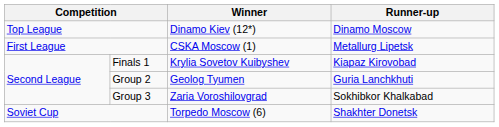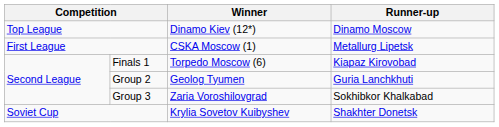(230, 63) Krylia Sovetov Kuibyshev -> (218, 63) Torpedo Moscow (6)
(218, 113) Torpedo Moscow (6) -> (230, 113) Krylia Sovetov Kuibyshev
